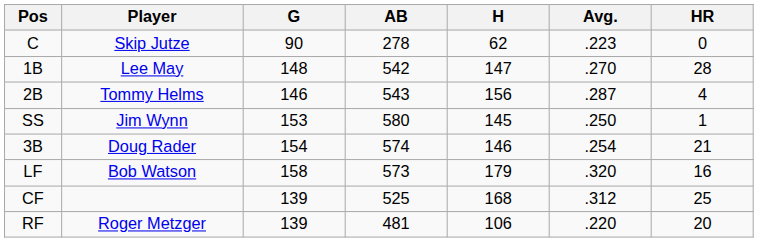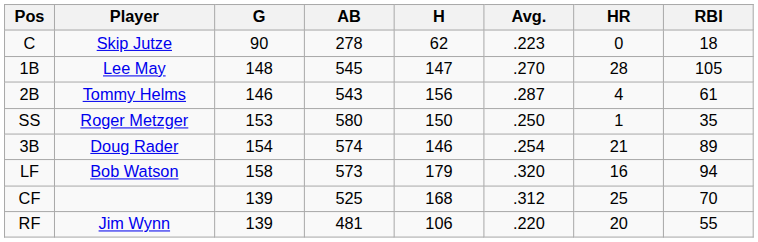+ column: (709, 17)
(396, 69) 542 -> (349, 69) 545
(152, 120) Jim Wynn -> (134, 120) Roger Metzger
(498, 120) 145 -> (439, 120) 150
(152, 224) Roger Metzger -> (134, 224) Jim Wynn
